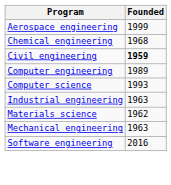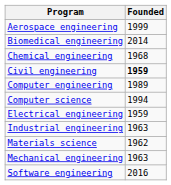+ row: (65, 42)
(138, 85) 1993 -> (138, 100) 1994
+ row: (65, 114)
